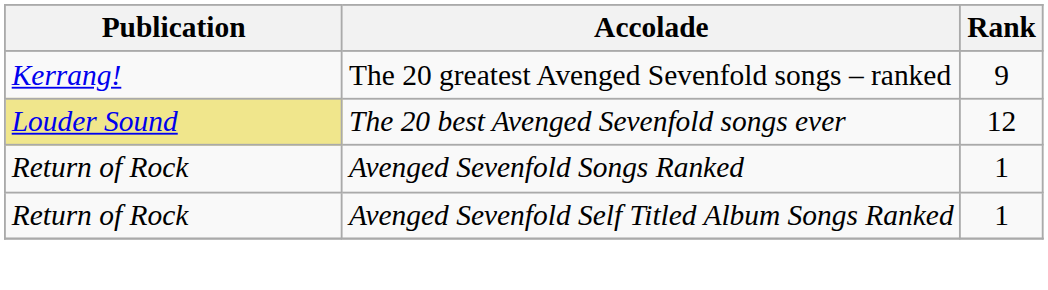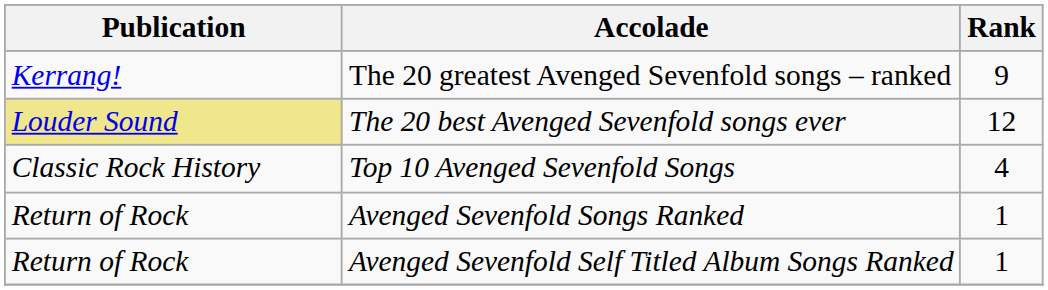+ row: (542, 167)
